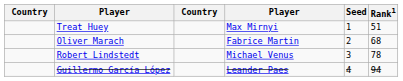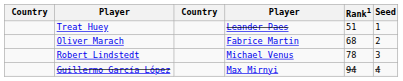columns swapped: (383, 12) <-> (356, 12)
(252, 28) Max Mirnyi -> (258, 28) Leander Paes
(258, 69) Leander Paes -> (252, 69) Max Mirnyi
